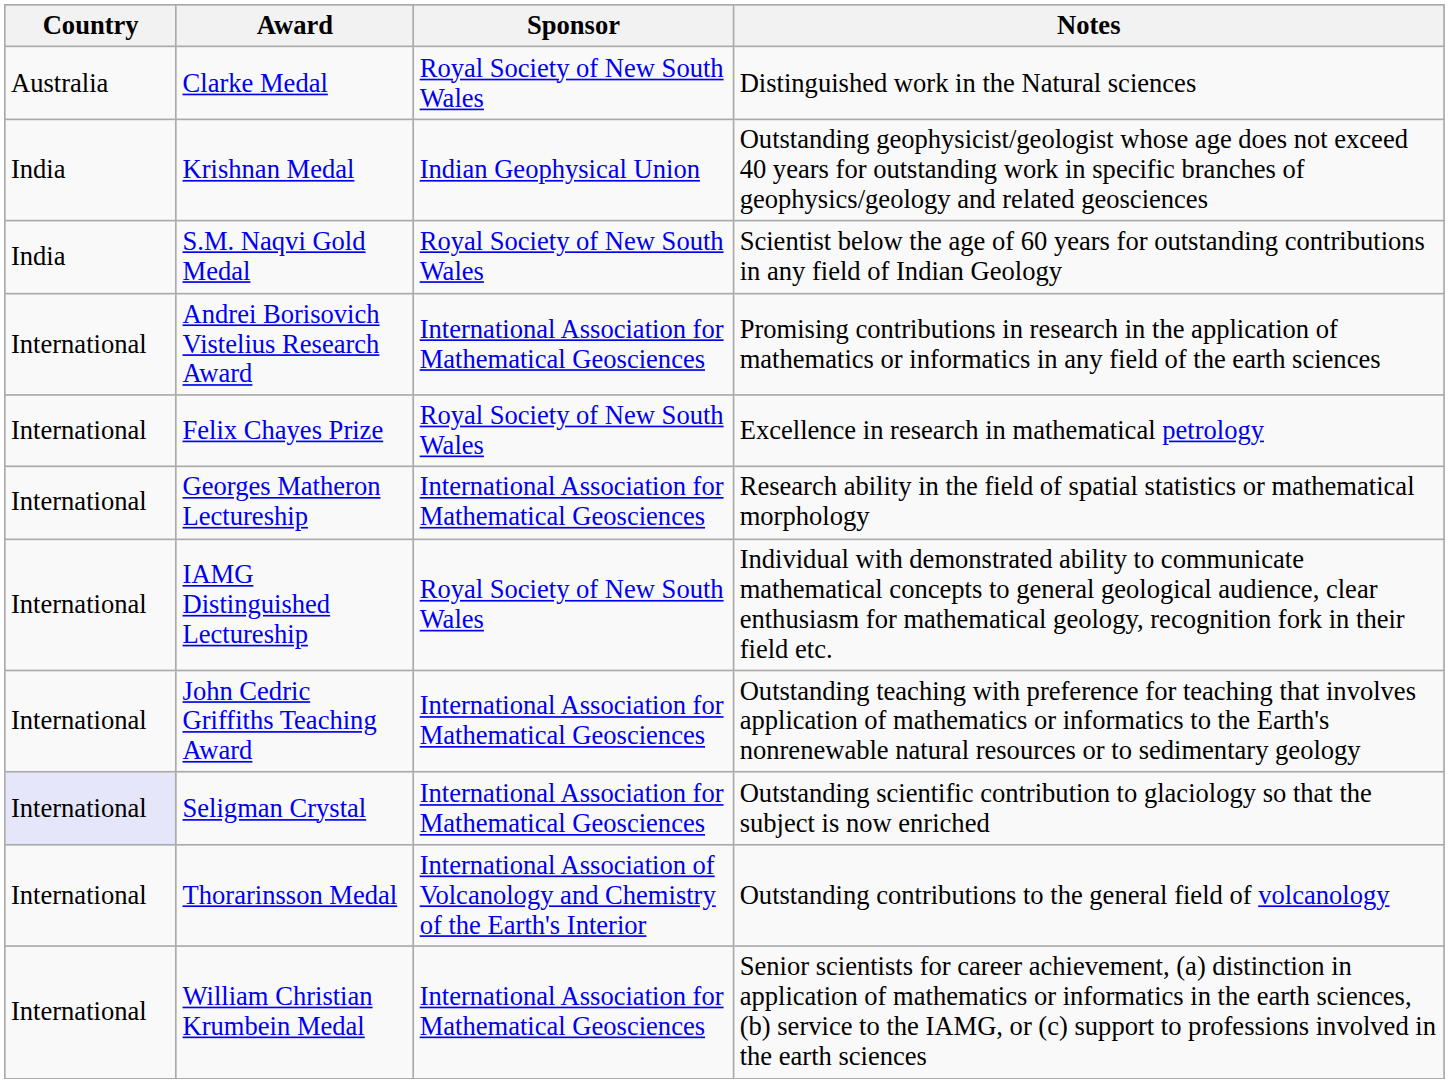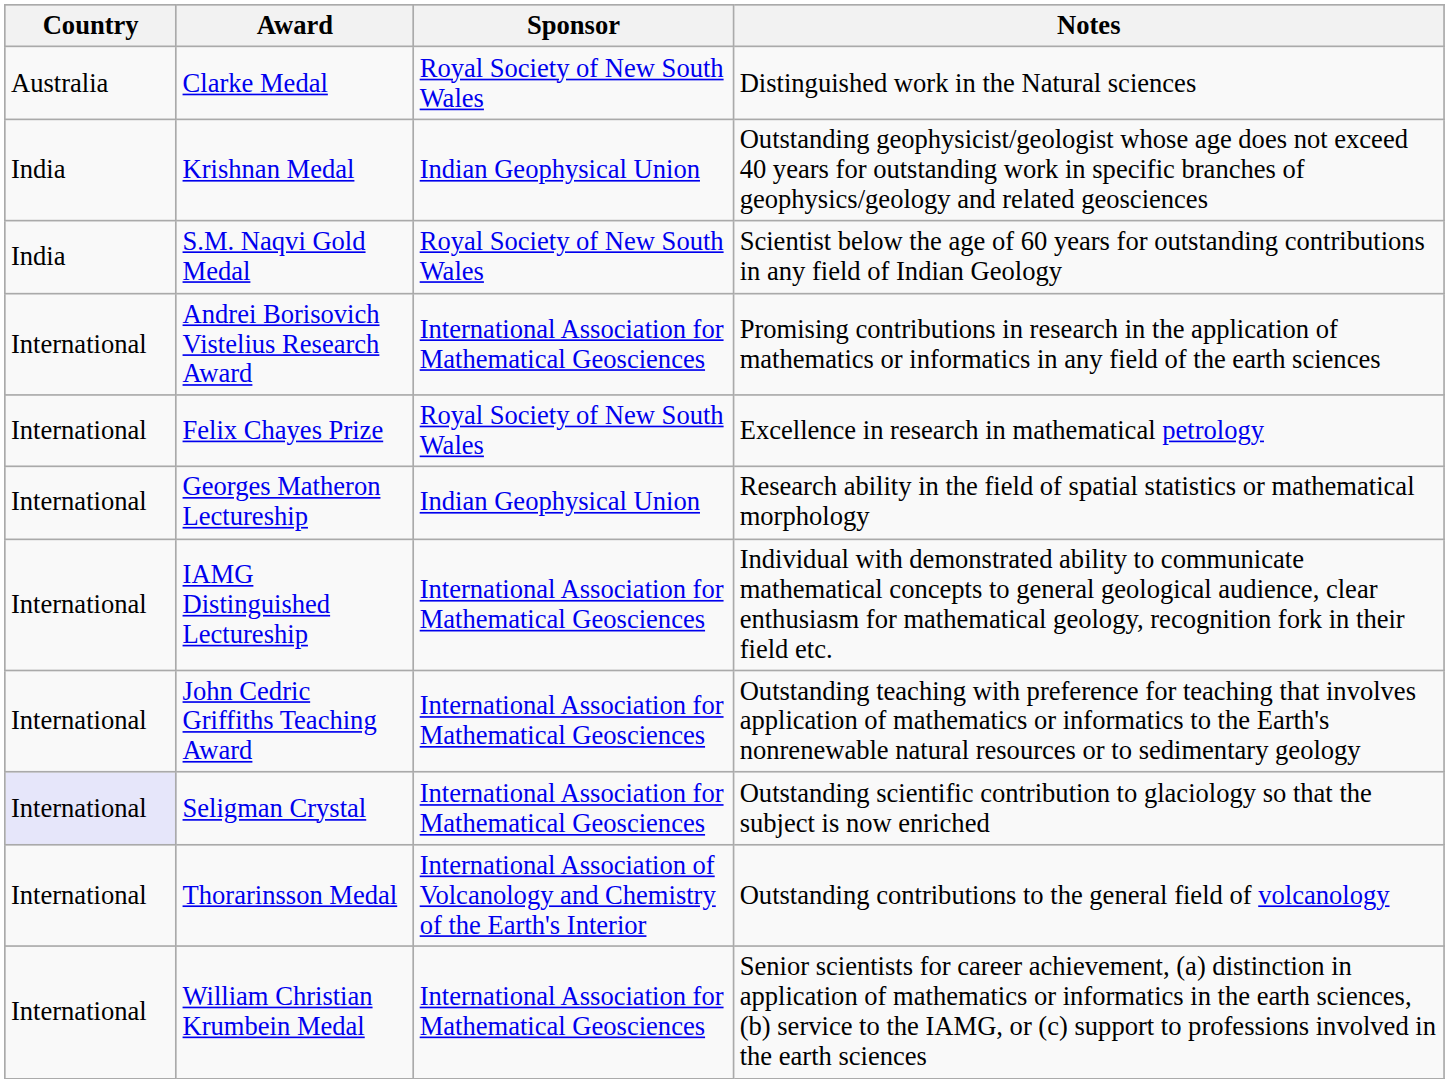(572, 502) International Association for Mathematical Geosciences -> (560, 502) Indian Geophysical Union
(572, 604) Royal Society of New South Wales -> (572, 604) International Association for Mathematical Geosciences
